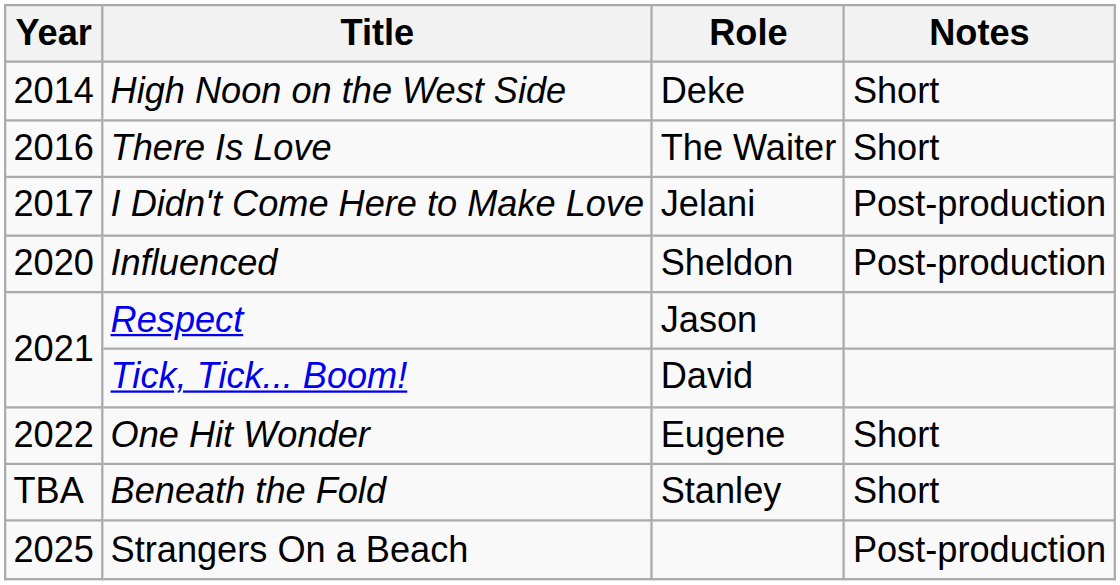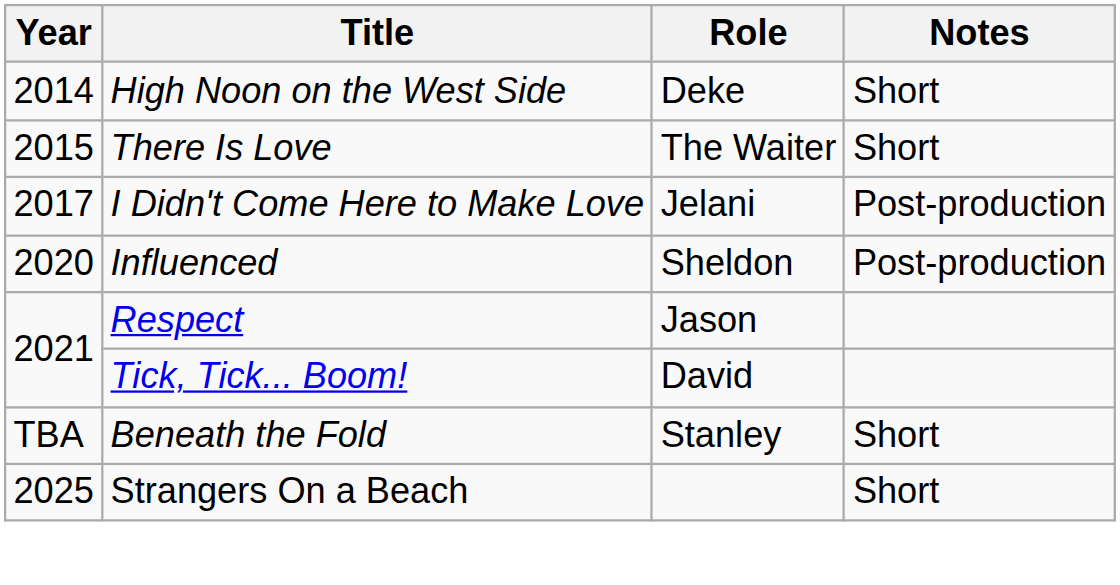(54, 147) 2016 -> (54, 147) 2015
- row: (240, 434)
(980, 549) Post-production -> (896, 491) Short
